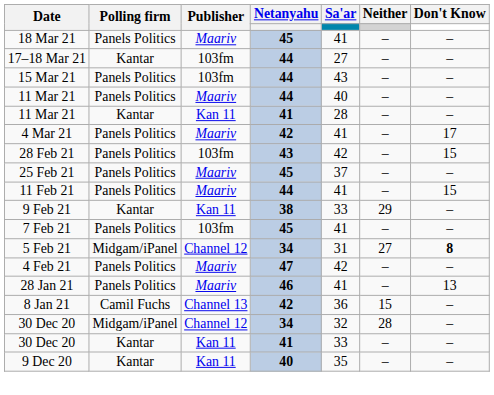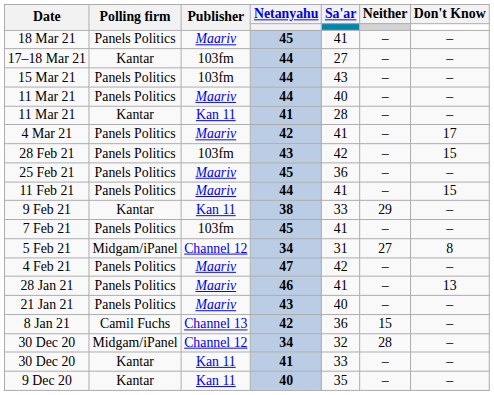(341, 172) 37 -> (341, 172) 36
(450, 248) bold -> (450, 248) normal
+ row: (47, 305)
